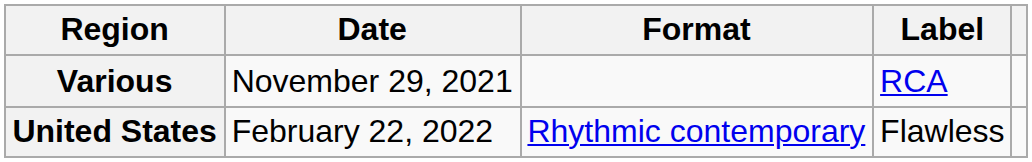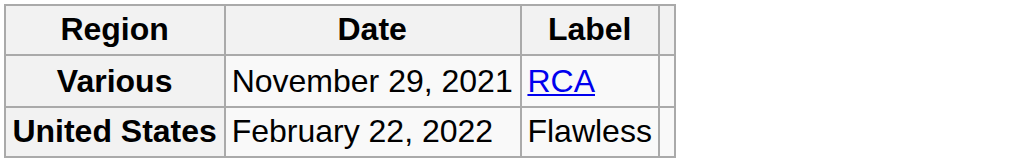- column: (696, 29)
